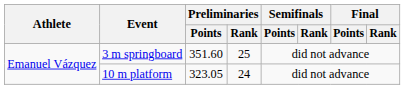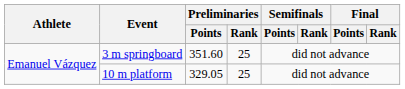(206, 74) 323.05 -> (206, 74) 329.05
(244, 74) 24 -> (244, 74) 25
